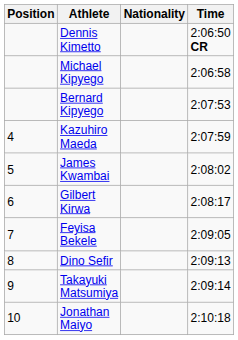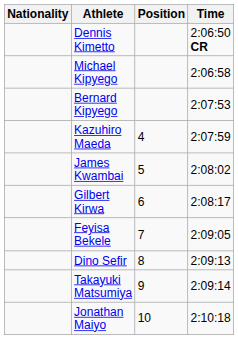columns swapped: (31, 14) <-> (154, 14)
